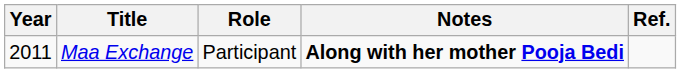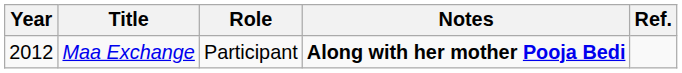(31, 51) 2011 -> (31, 51) 2012
